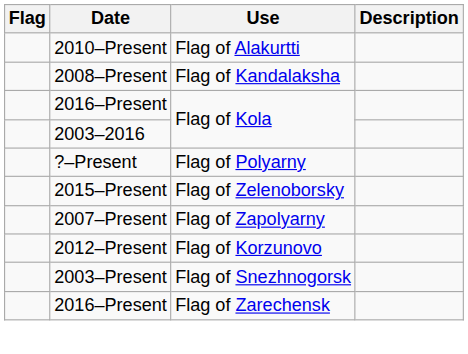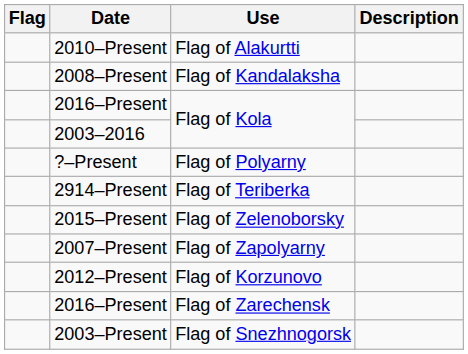+ row: (111, 190)
rows swapped: (111, 305) <-> (111, 276)
